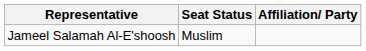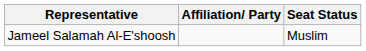columns swapped: (308, 14) <-> (217, 14)
